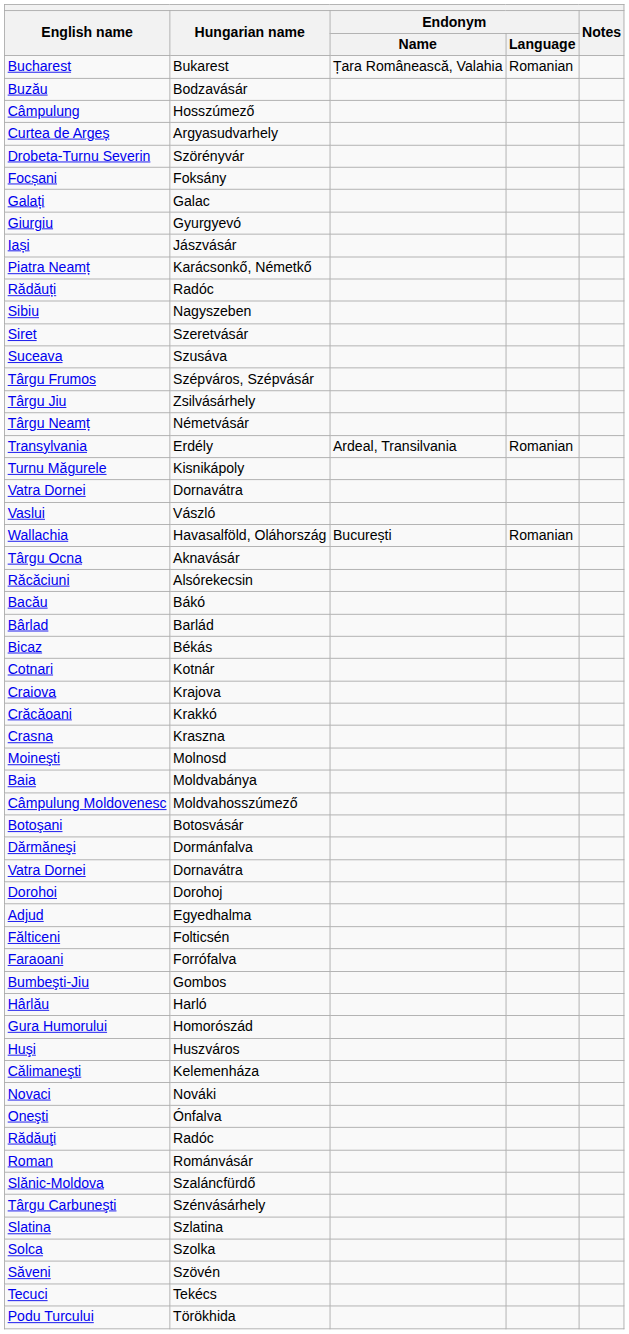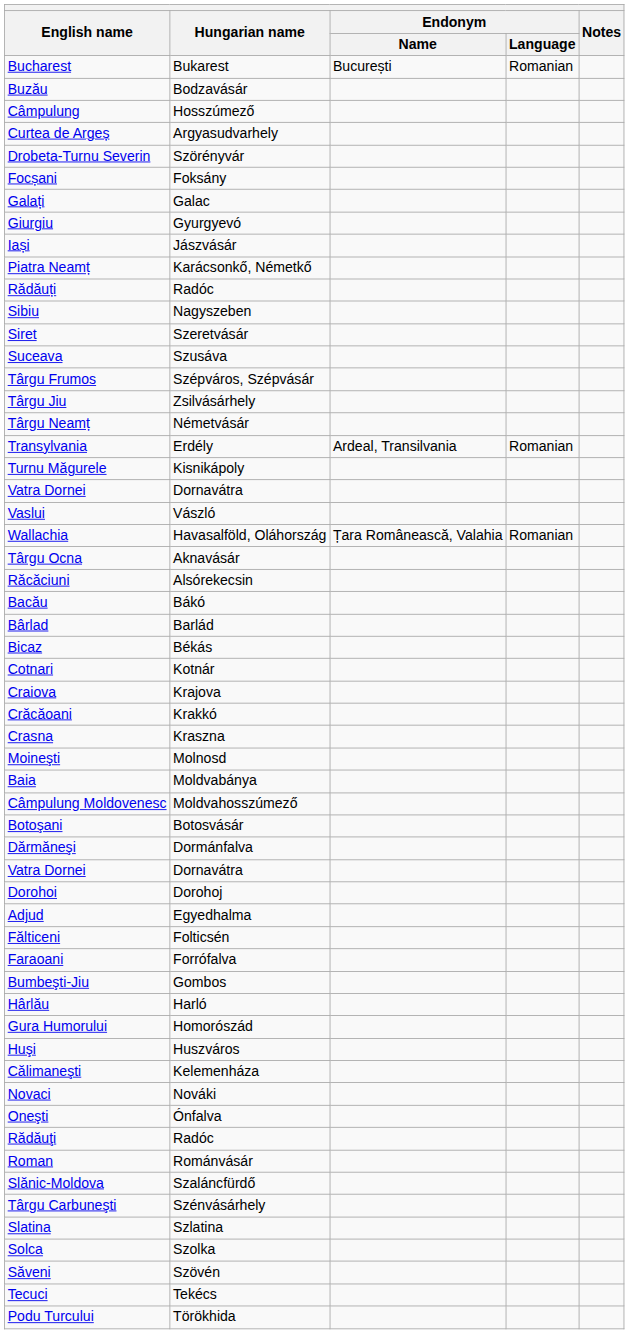(418, 66) Țara Românească, Valahia -> (362, 66) București
(362, 535) București -> (418, 535) Țara Românească, Valahia
